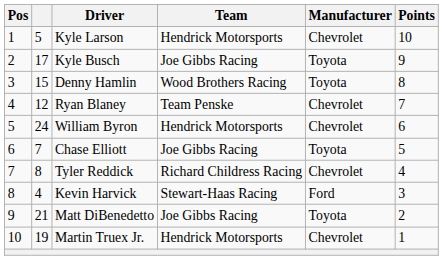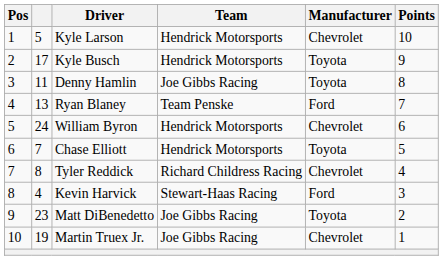(209, 59) Joe Gibbs Racing -> (222, 59) Hendrick Motorsports
(42, 81) 15 -> (41, 81) 11
(223, 81) Wood Brothers Racing -> (209, 81) Joe Gibbs Racing
(42, 104) 12 -> (42, 104) 13
(336, 104) Chevrolet -> (322, 104) Ford
(209, 148) Joe Gibbs Racing -> (222, 148) Hendrick Motorsports
(42, 215) 21 -> (42, 215) 23
(222, 237) Hendrick Motorsports -> (209, 237) Joe Gibbs Racing
